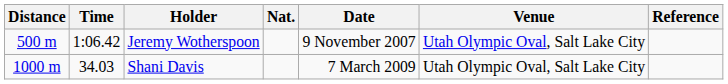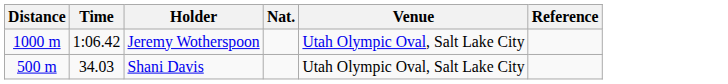- column: (359, 16)
(37, 41) 500 m -> (37, 41) 1000 m
(37, 66) 1000 m -> (37, 66) 500 m
